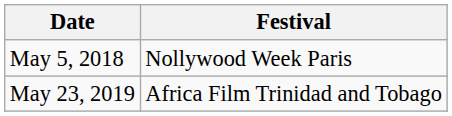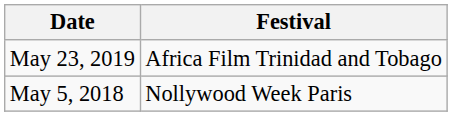rows swapped: (67, 57) <-> (72, 93)
